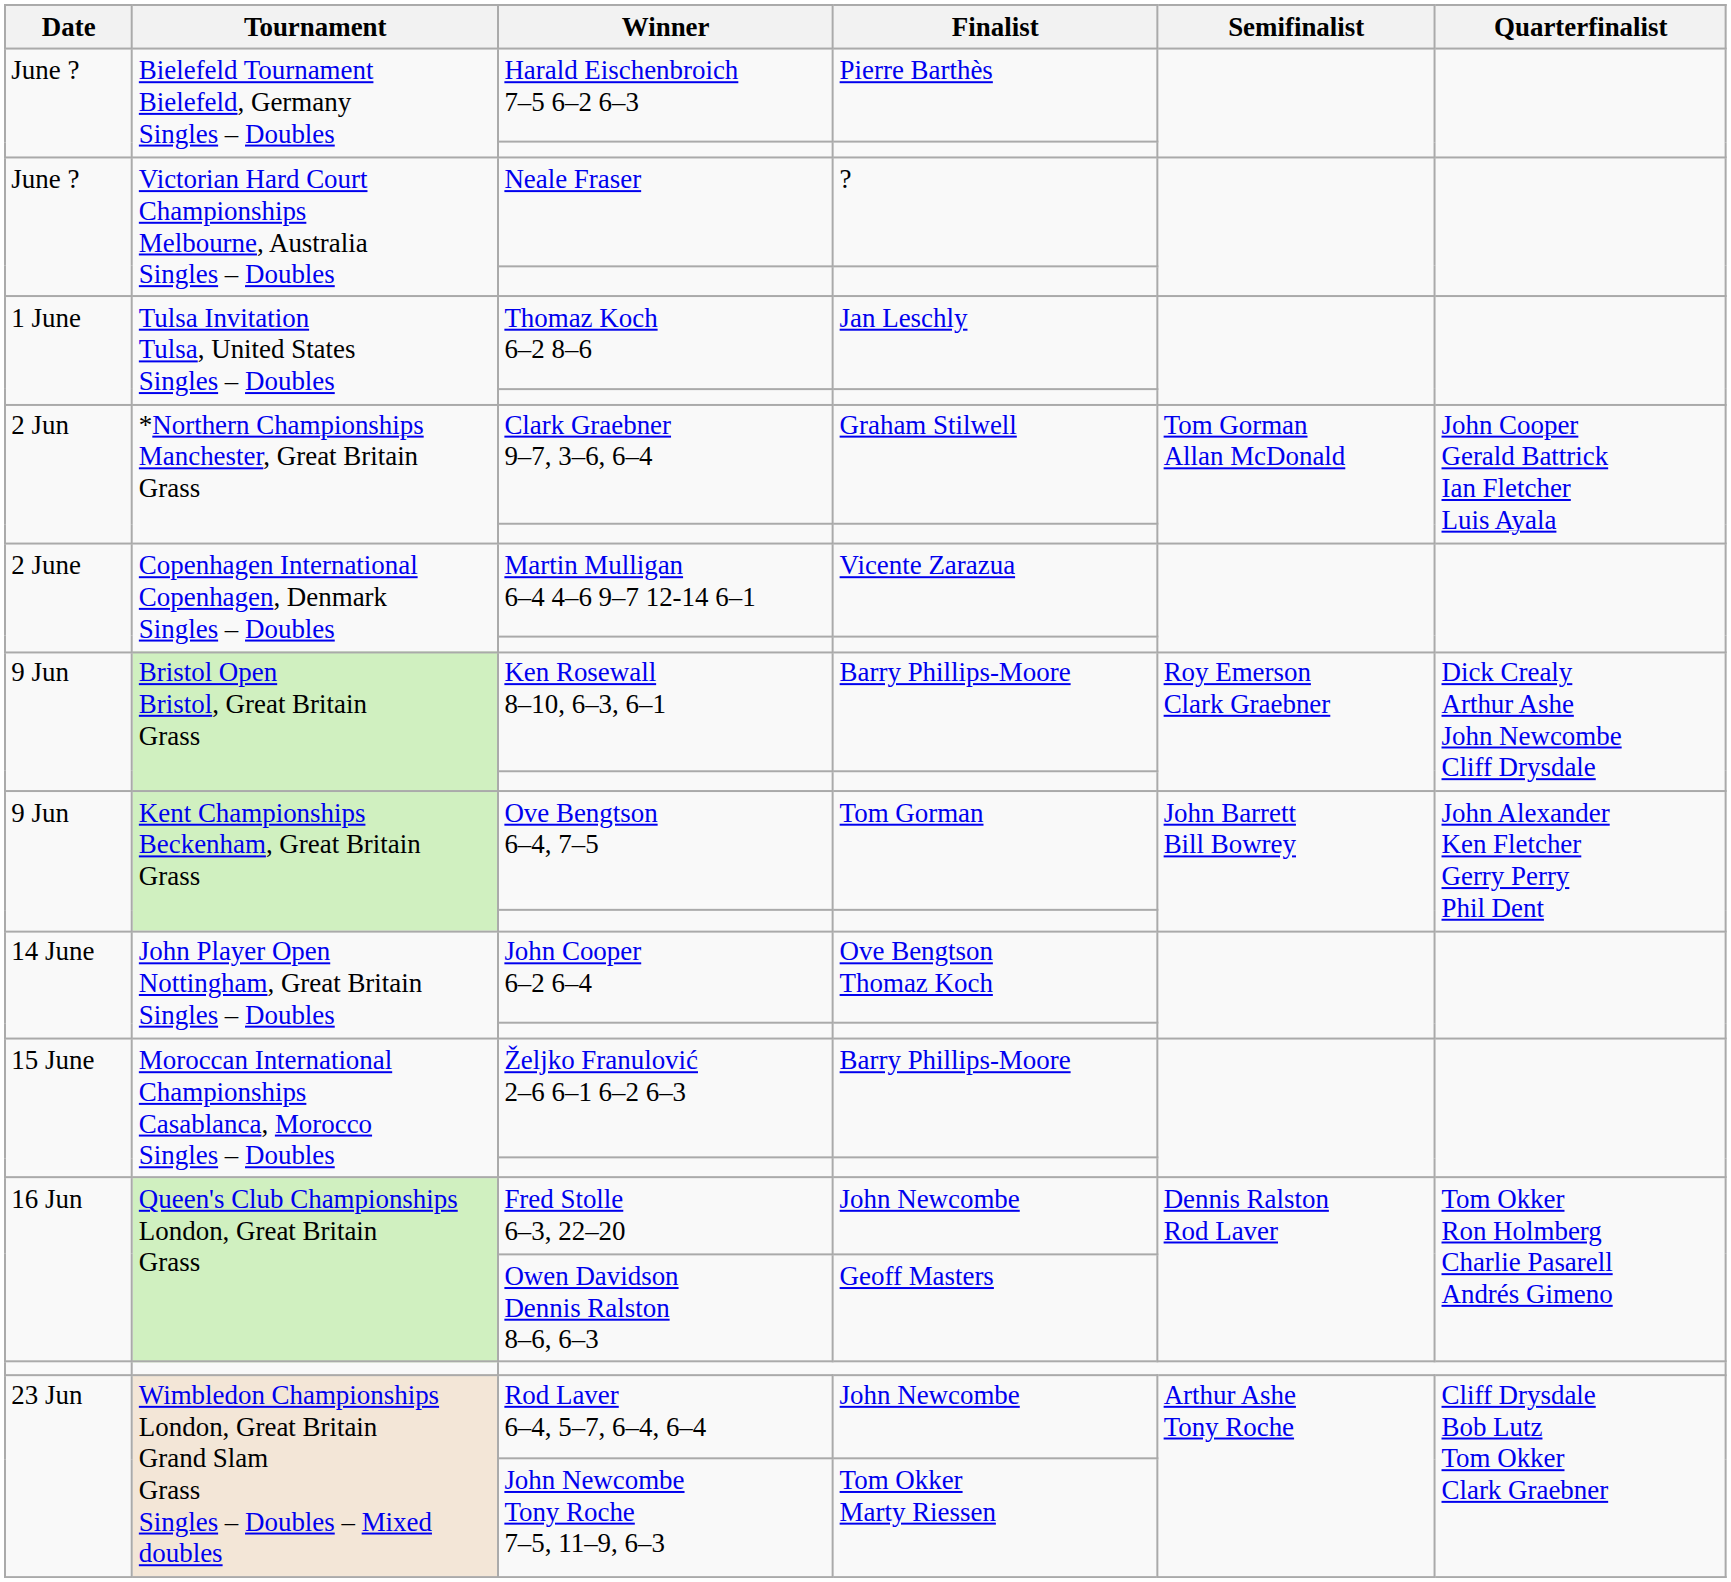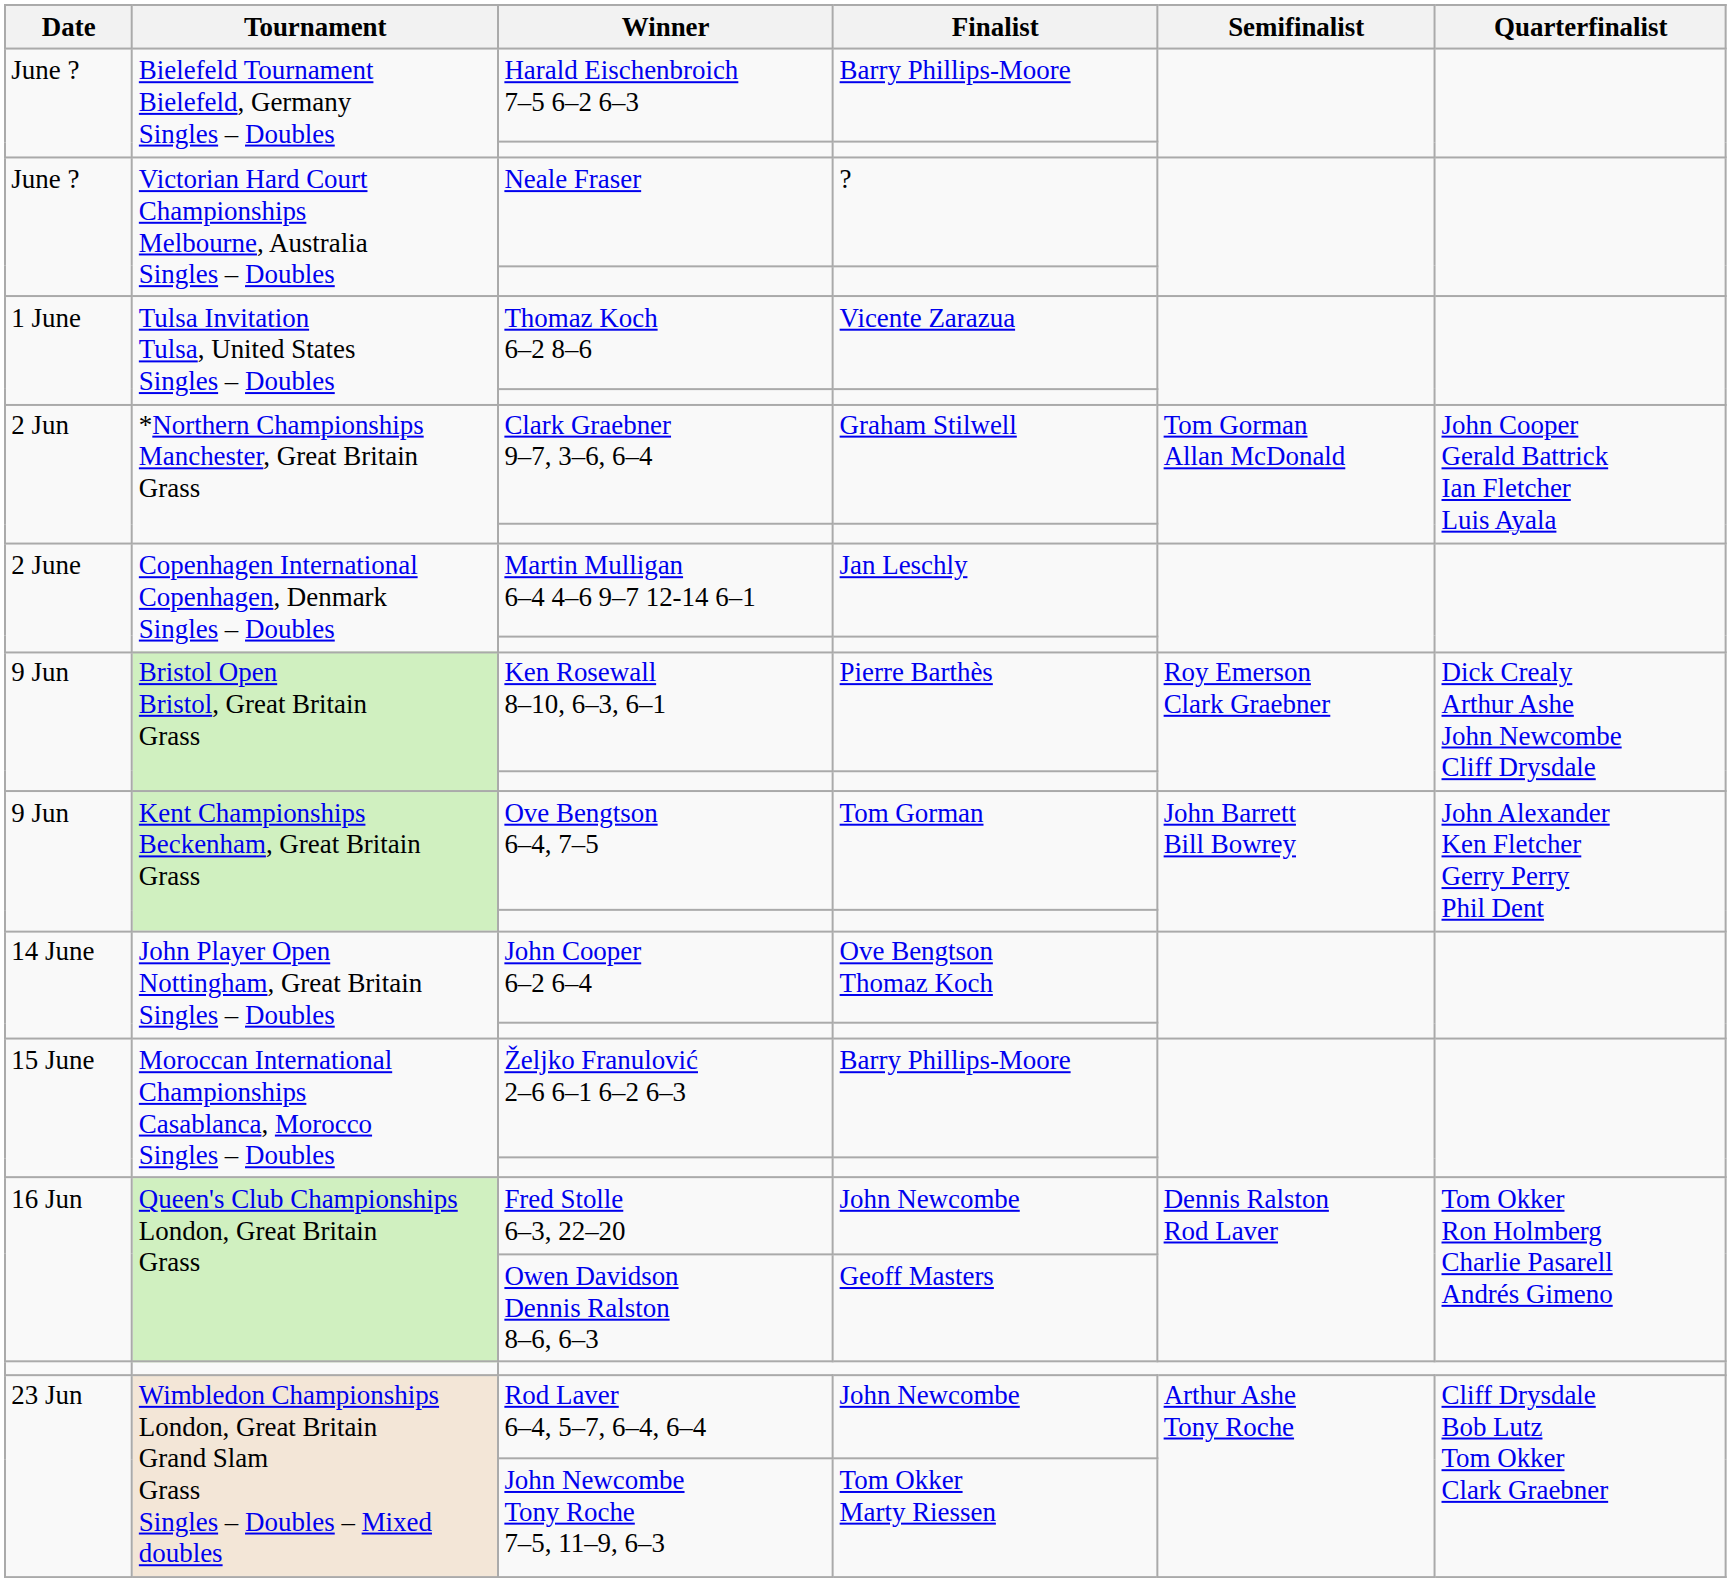(916, 70) Pierre Barthès -> (955, 70) Barry Phillips-Moore
(904, 317) Jan Leschly -> (927, 317) Vicente Zarazua
(927, 565) Vicente Zarazua -> (904, 565) Jan Leschly
(955, 673) Barry Phillips-Moore -> (916, 673) Pierre Barthès
